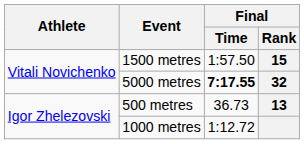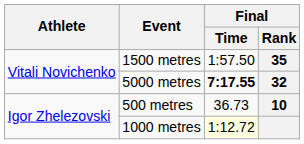(279, 61) 15 -> (279, 61) 35
(279, 105) 13 -> (279, 105) 10
(231, 128) no background -> (231, 128) lightyellow background
